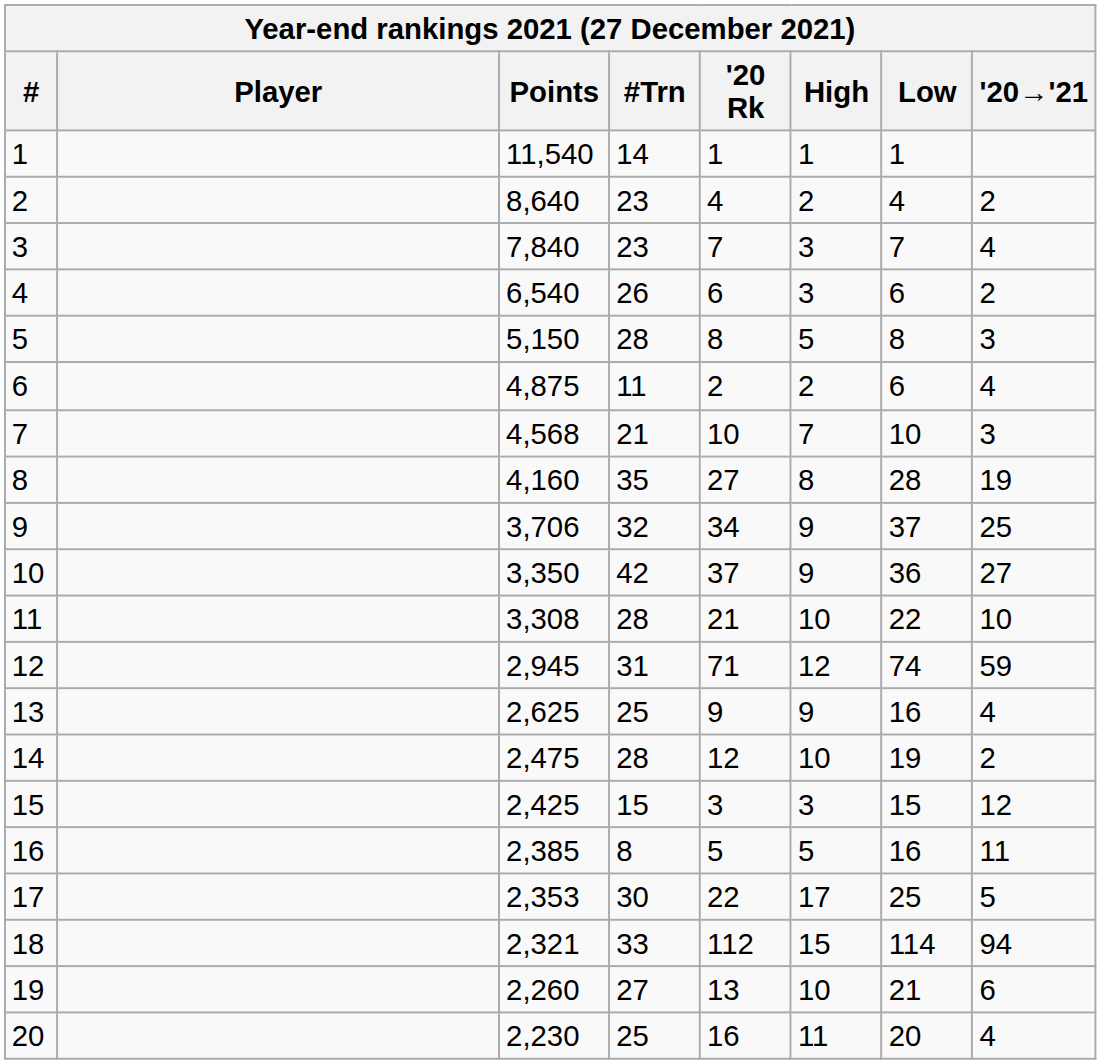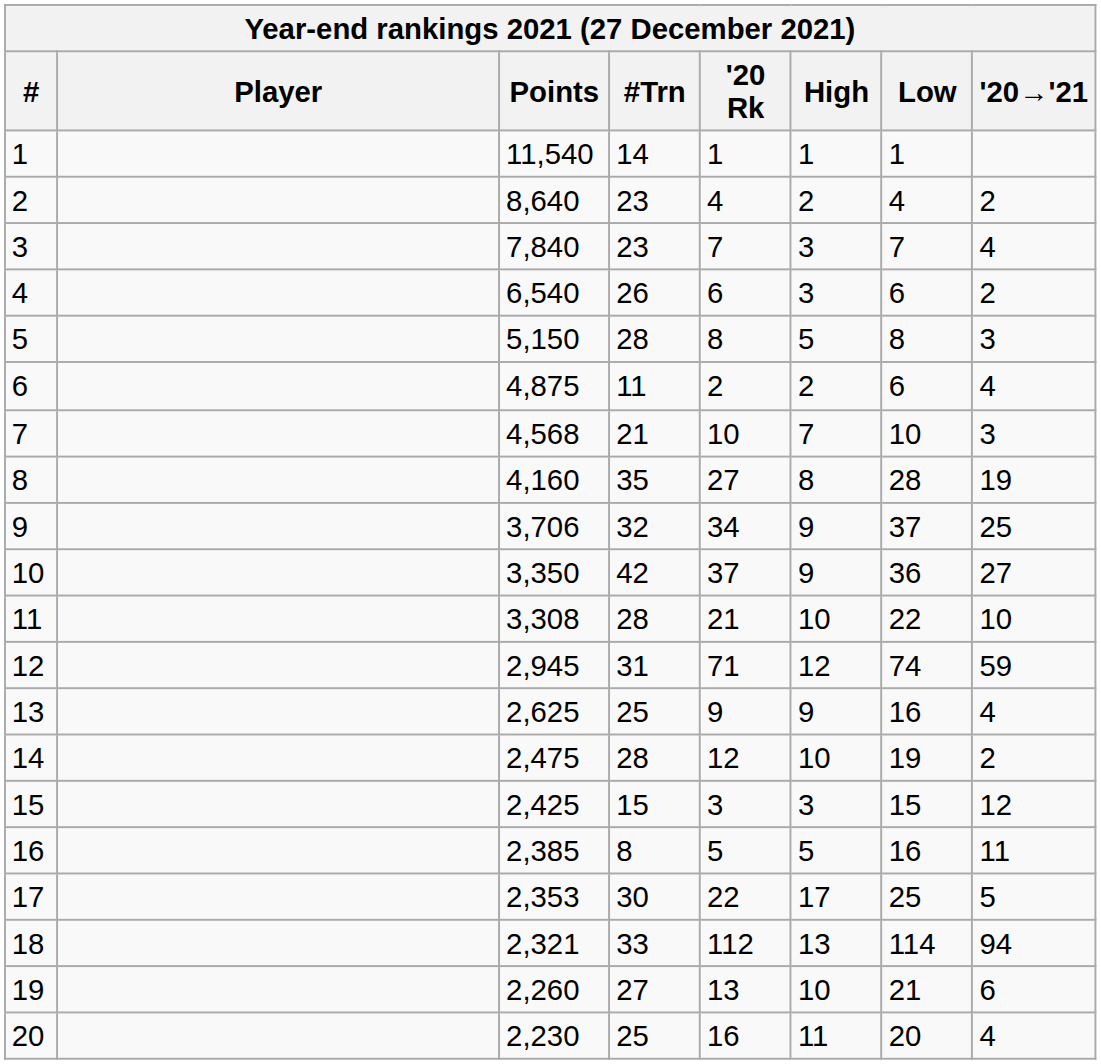(814, 944) 15 -> (814, 944) 13
